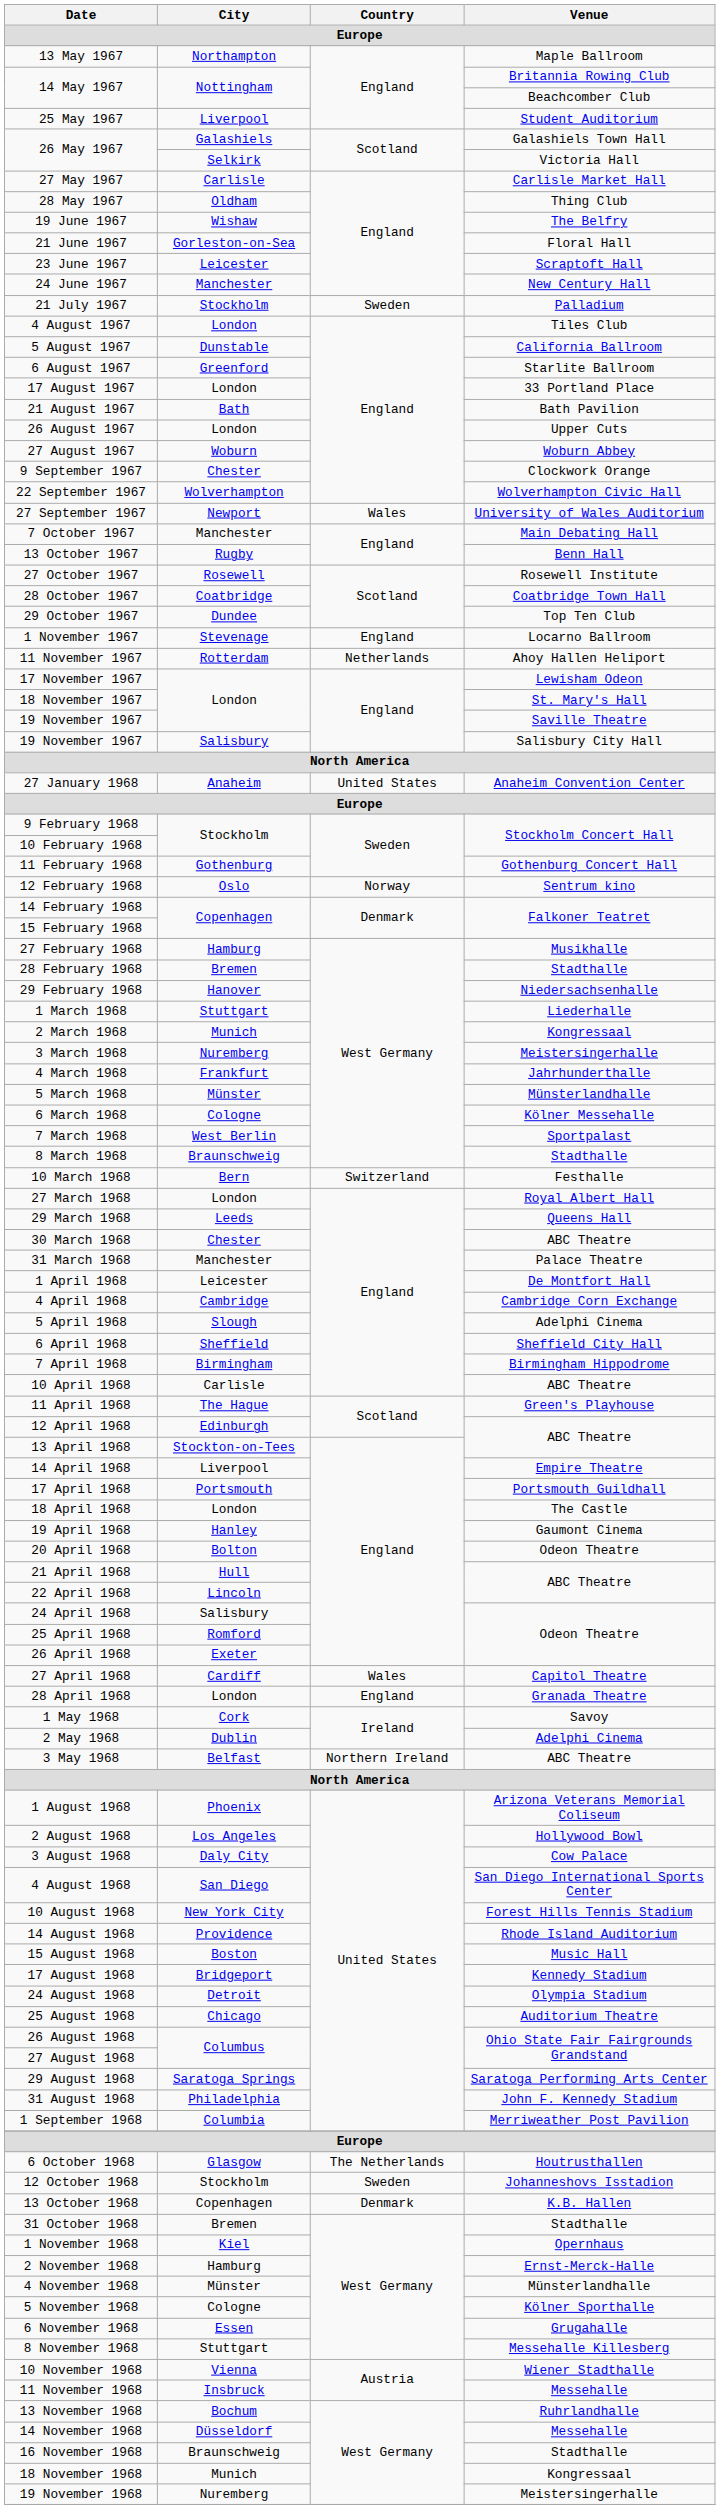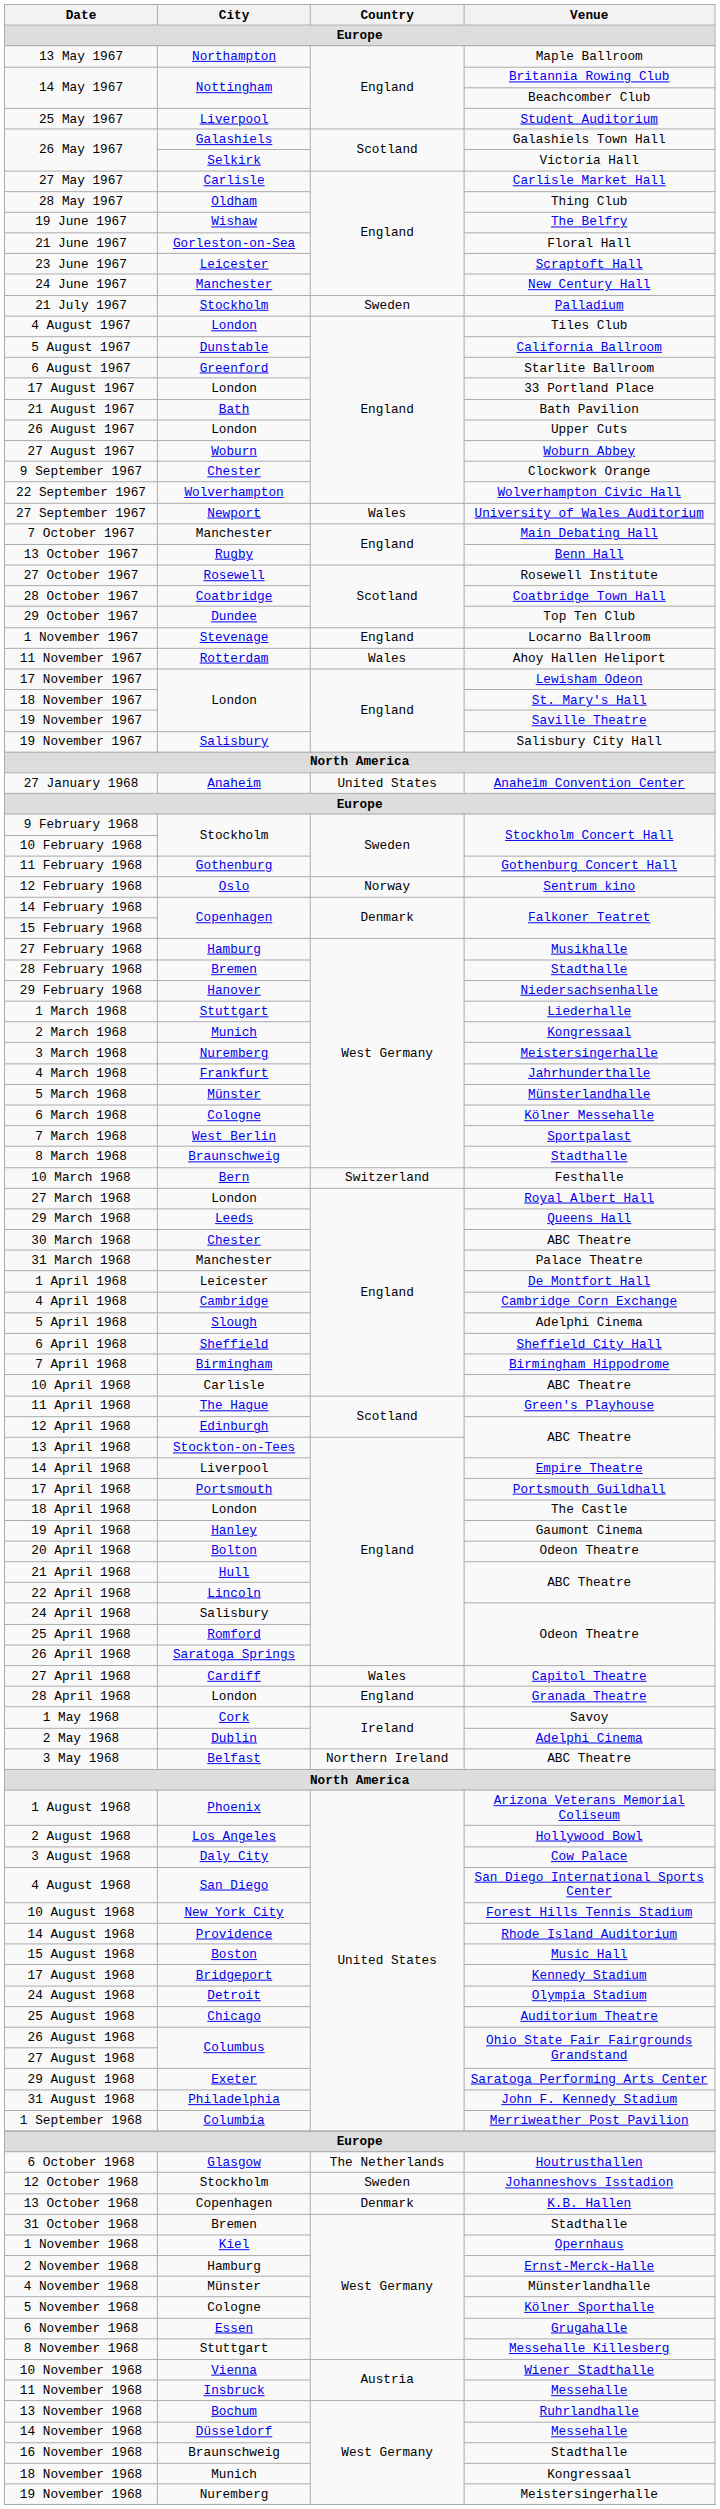(387, 659) Netherlands -> (387, 659) Wales
(234, 1655) Exeter -> (234, 1655) Saratoga Springs
(234, 2079) Saratoga Springs -> (234, 2079) Exeter
